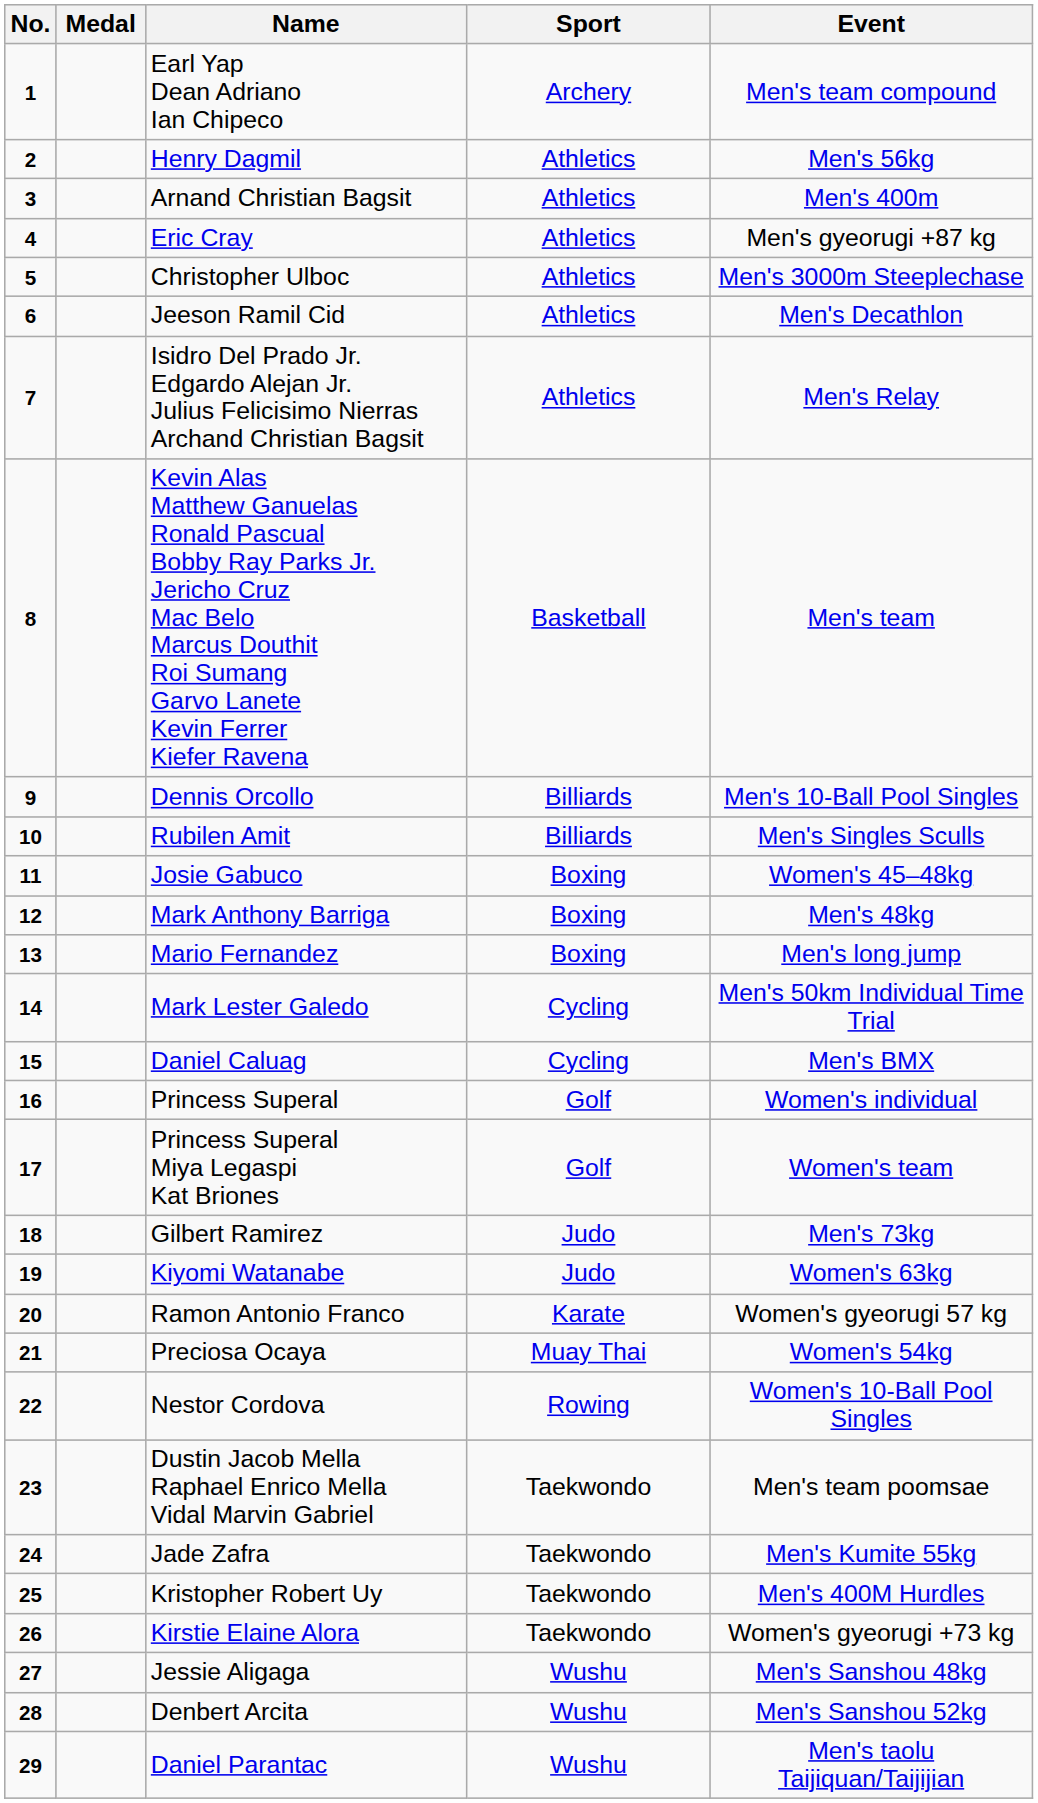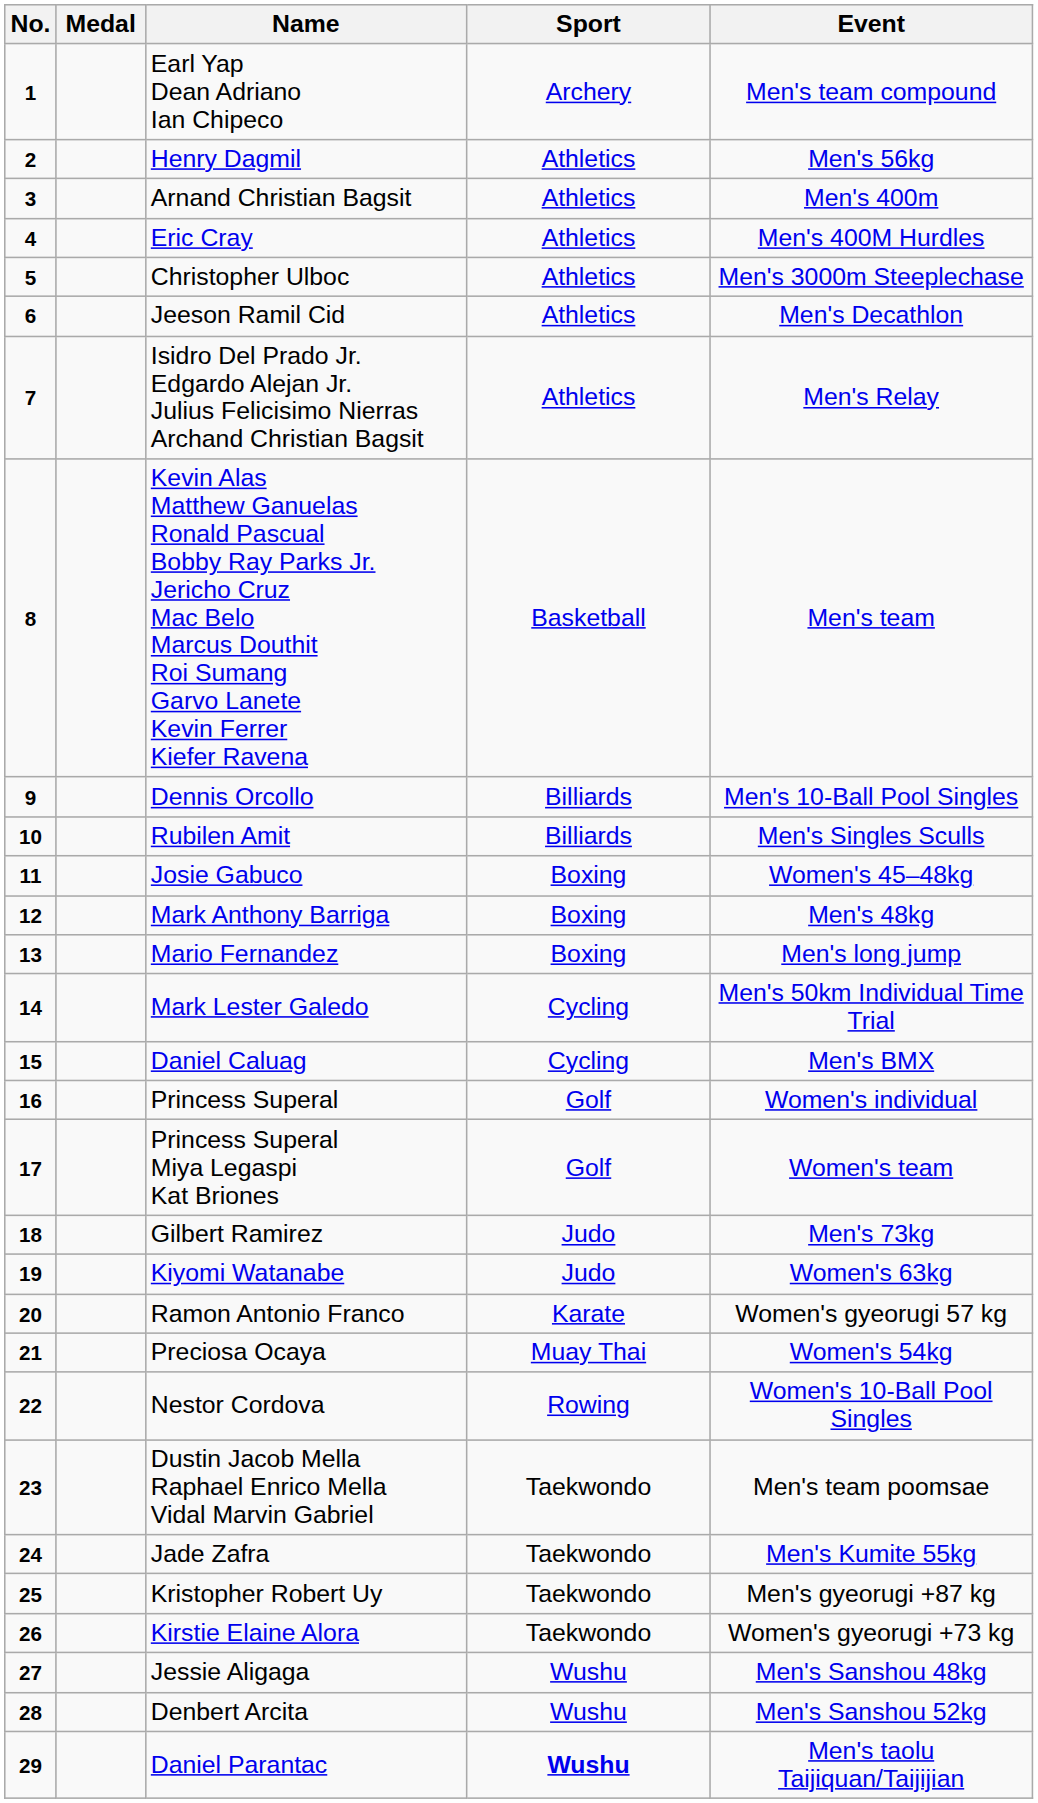(871, 237) Men's gyeorugi +87 kg -> (871, 237) Men's 400M Hurdles
(871, 1593) Men's 400M Hurdles -> (871, 1593) Men's gyeorugi +87 kg
(588, 1764) normal -> (588, 1764) bold
